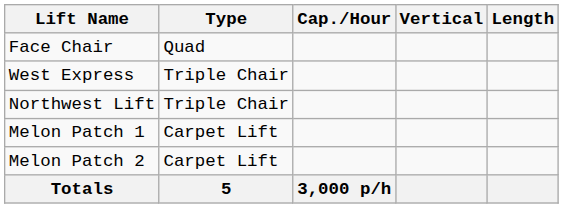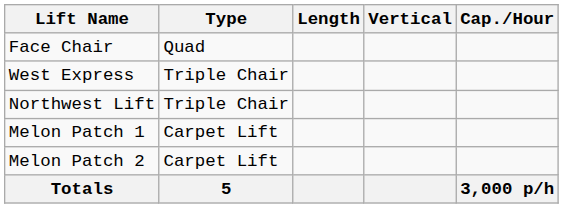columns swapped: (523, 19) <-> (344, 19)
